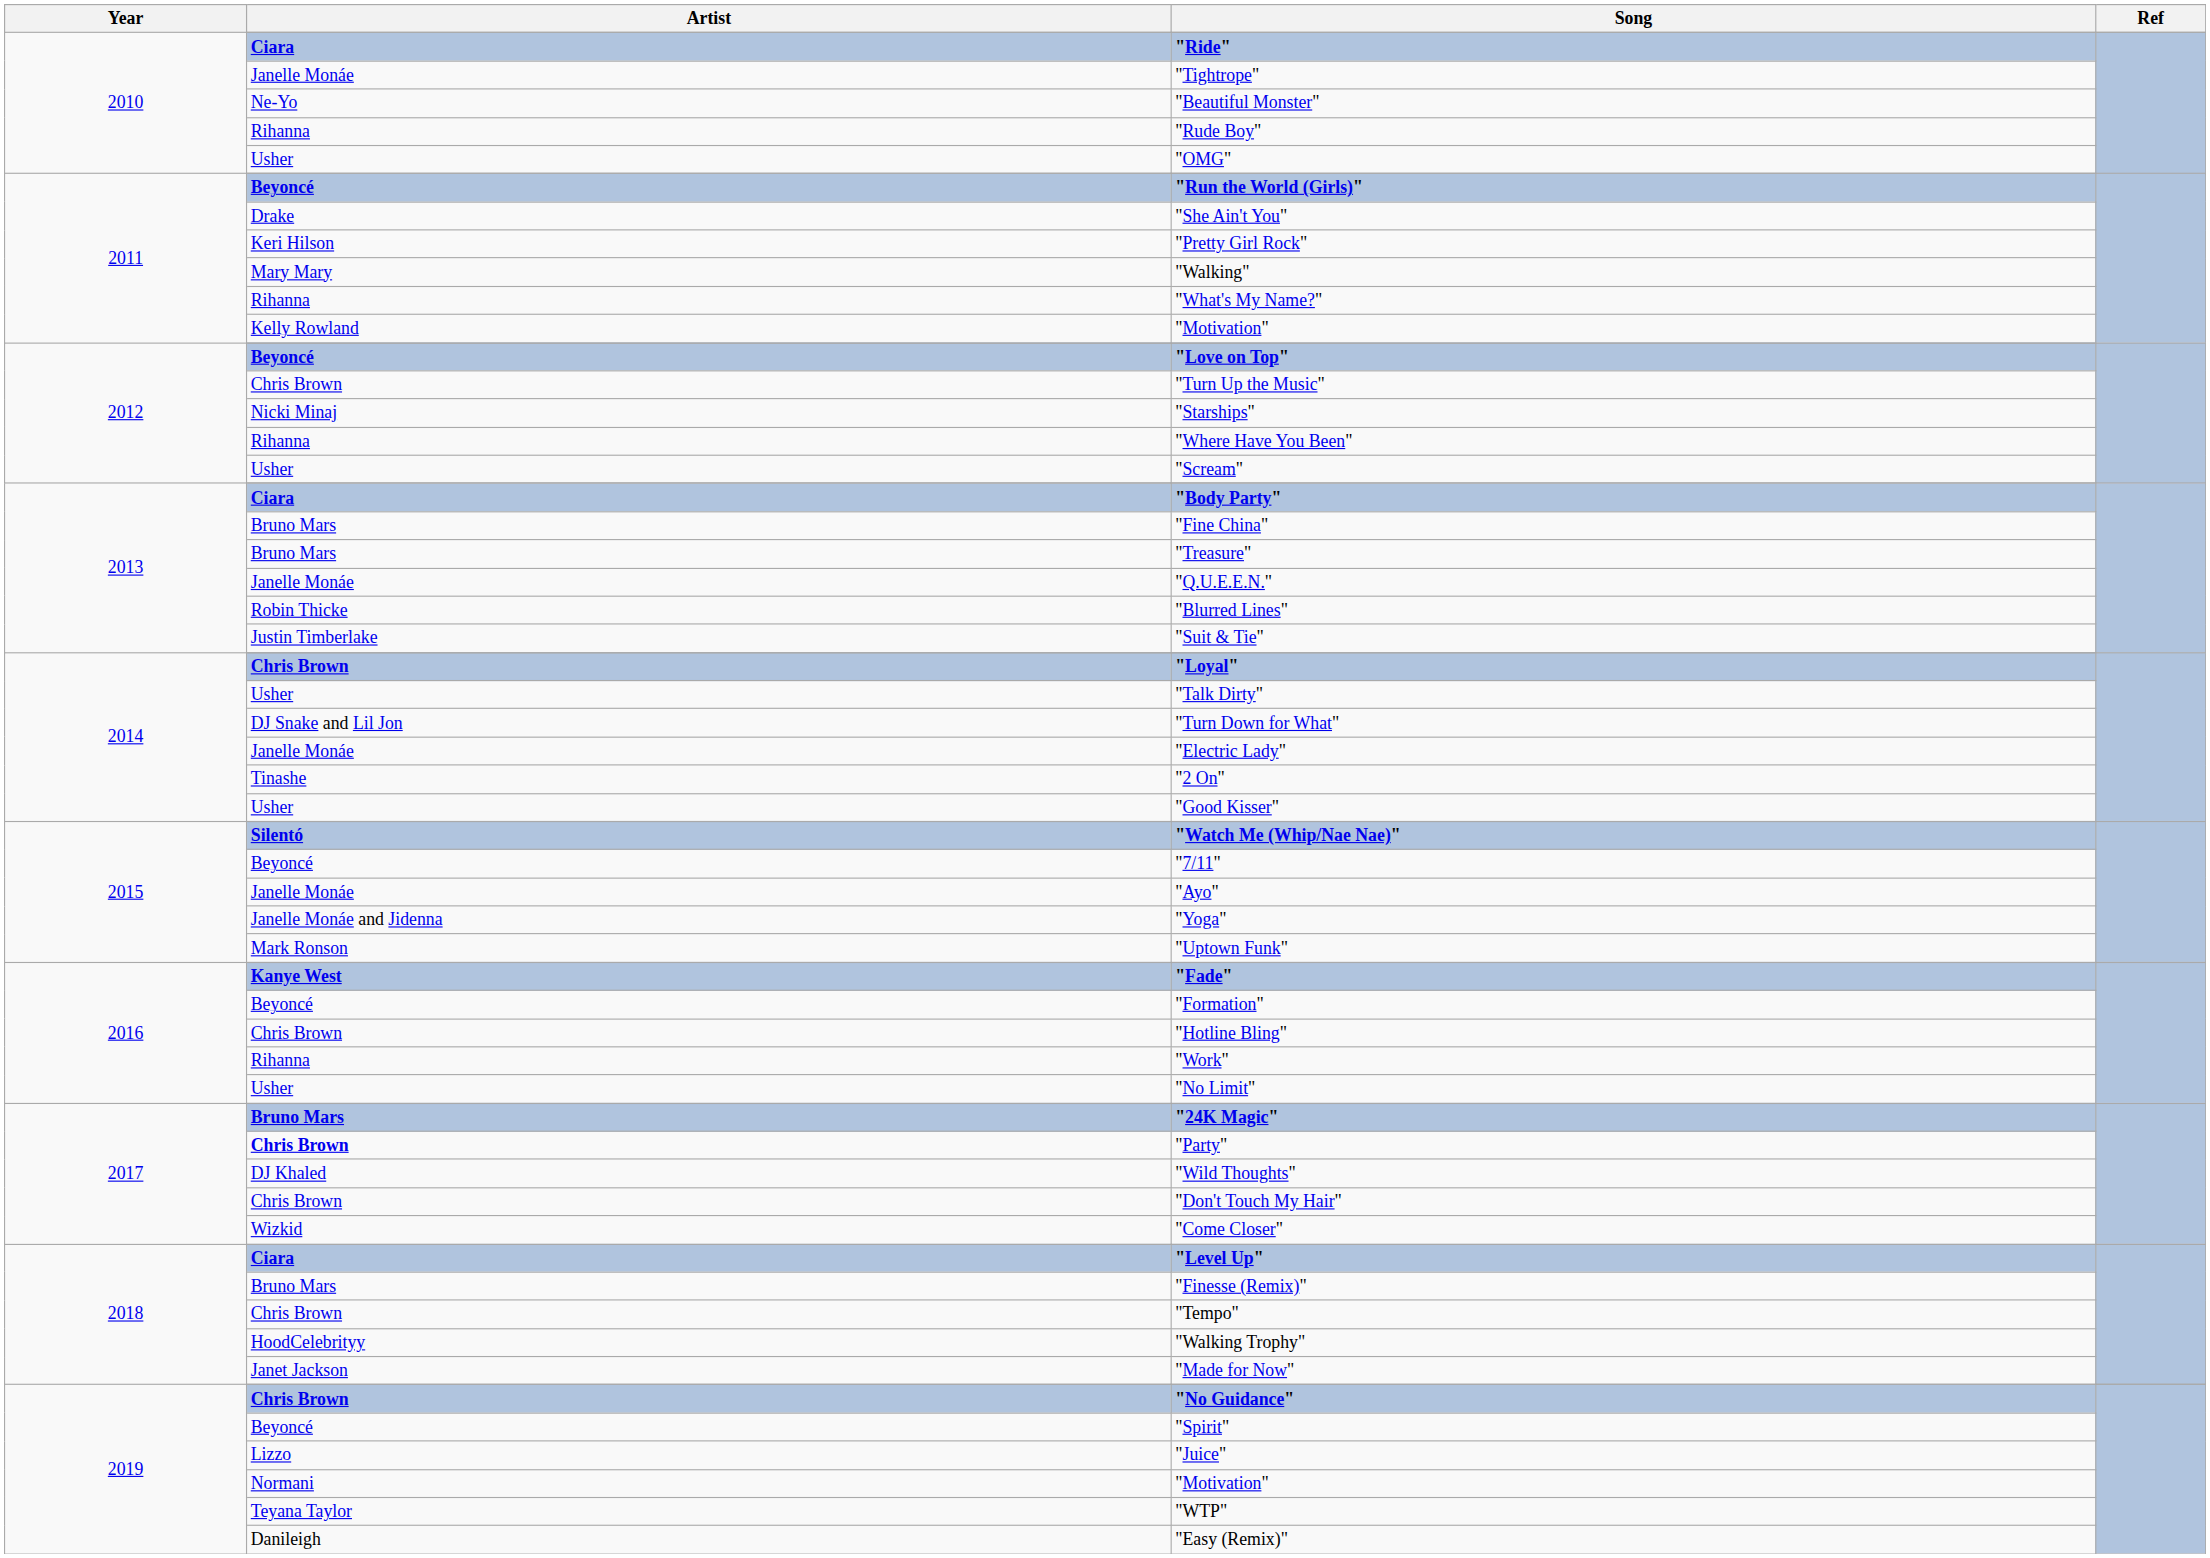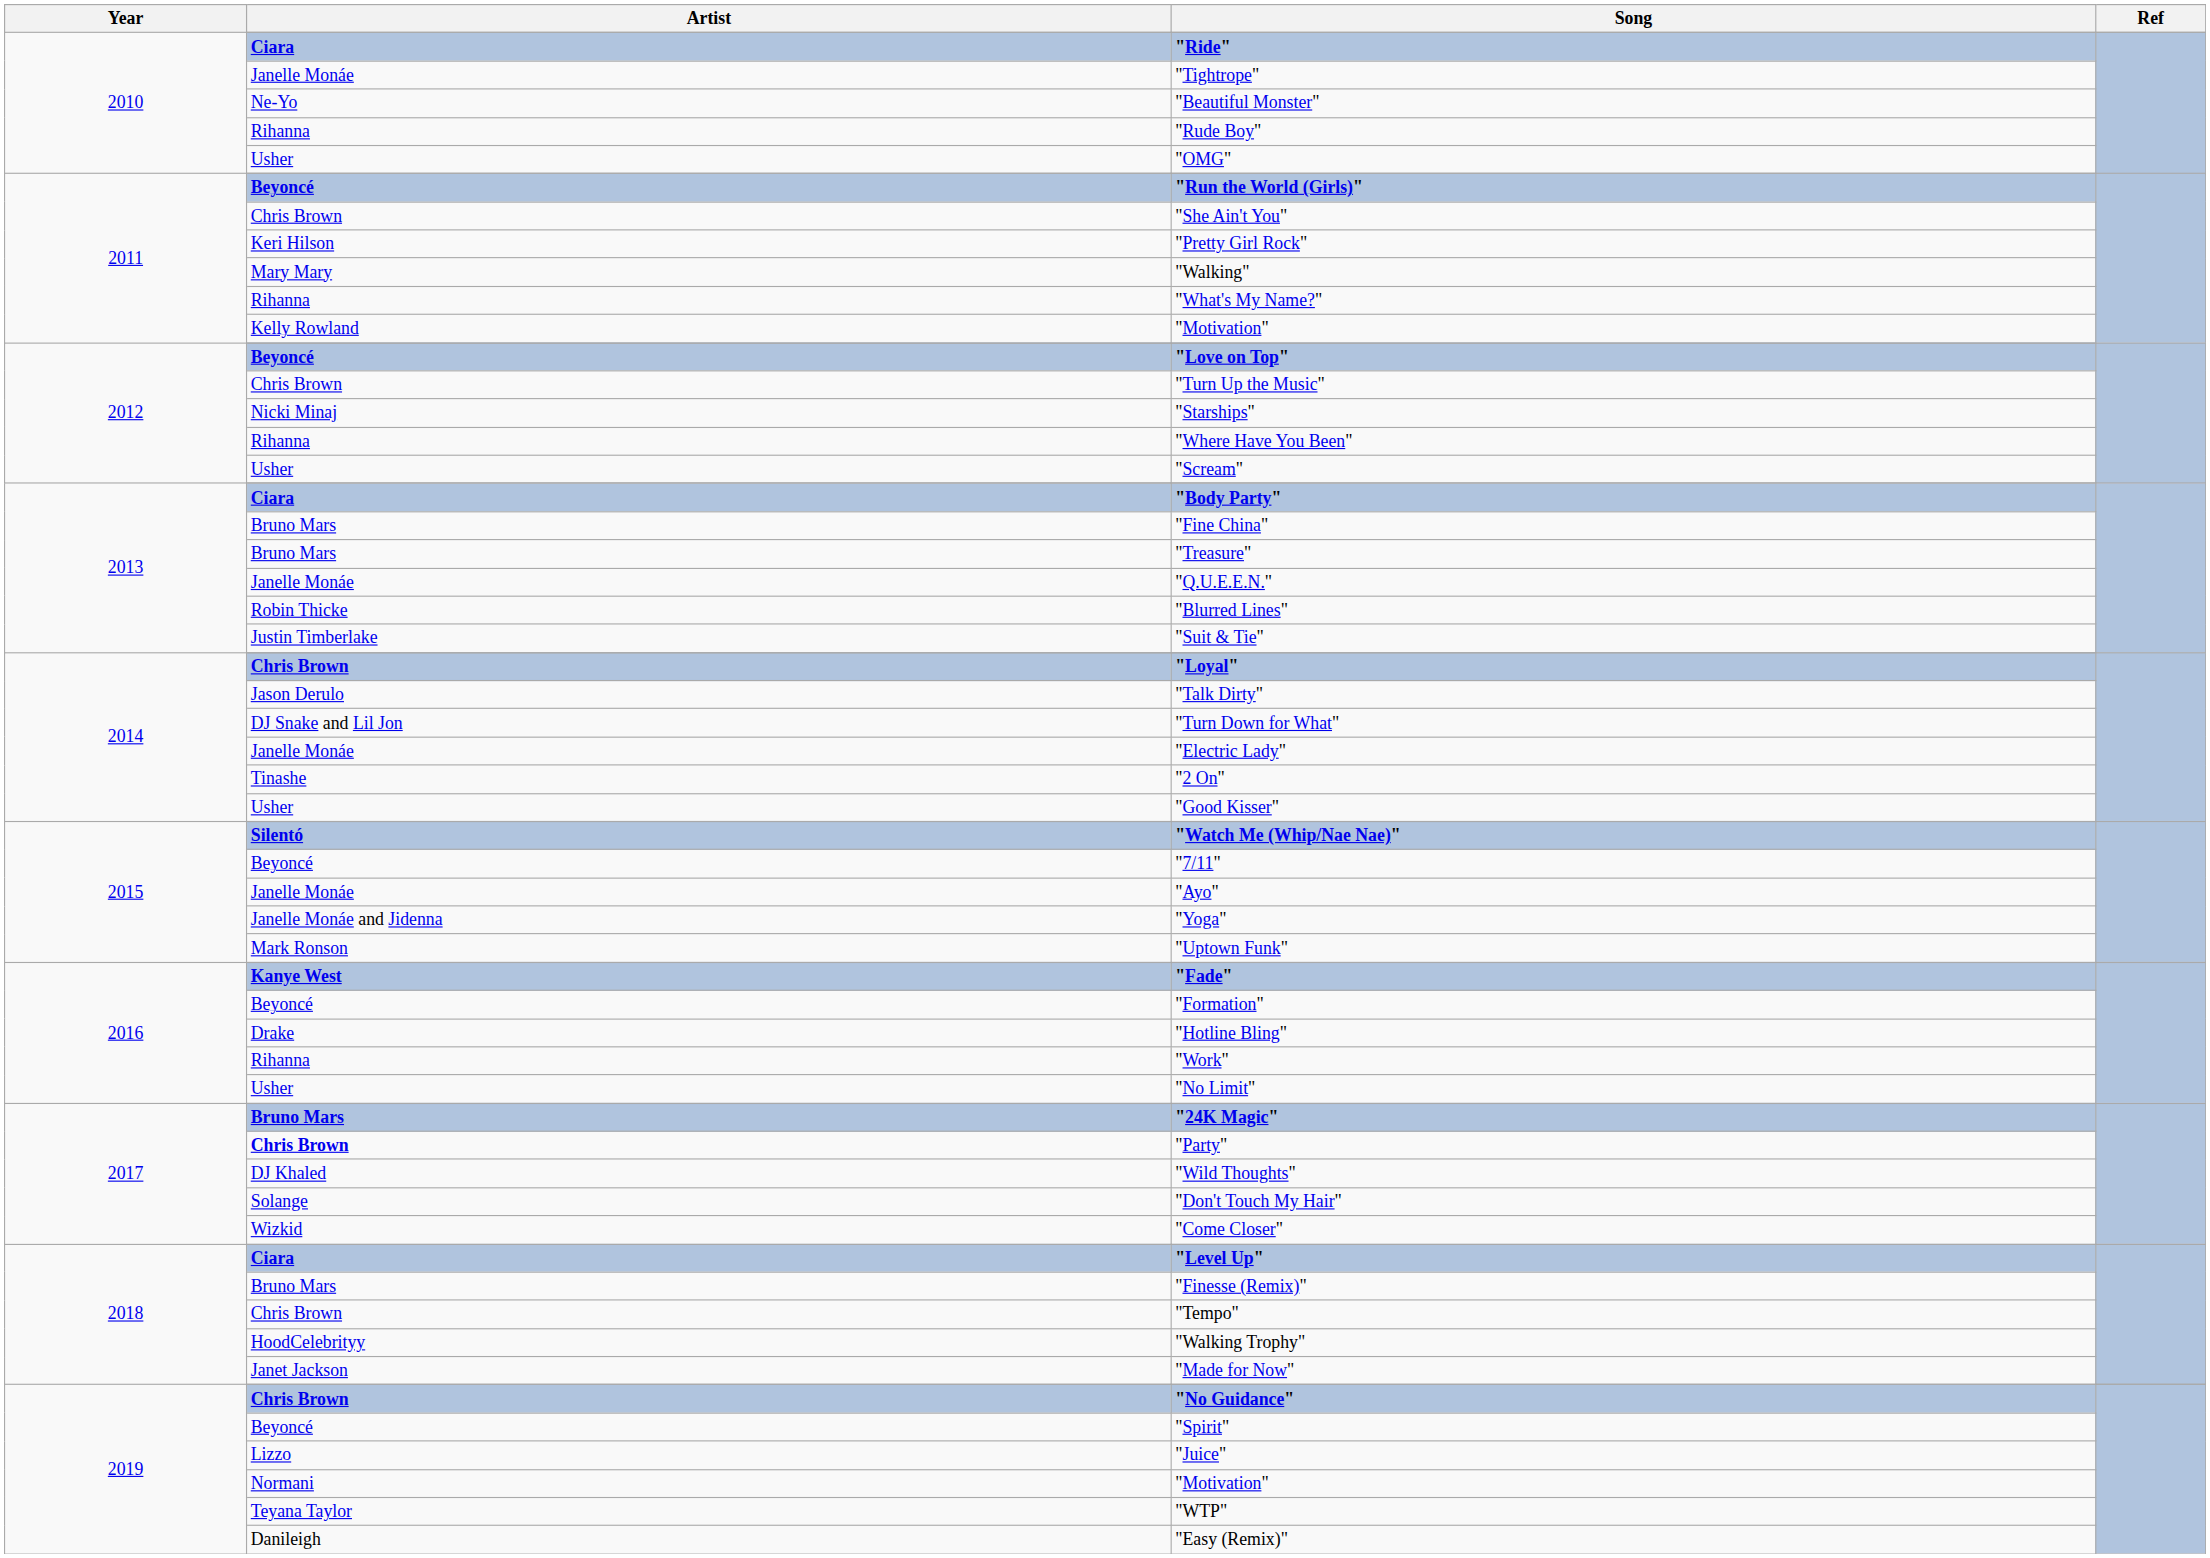(272, 215) Drake -> (296, 215) Chris Brown
(272, 694) Usher -> (297, 694) Jason Derulo
(296, 1032) Chris Brown -> (272, 1032) Drake
(296, 1201) Chris Brown -> (279, 1201) Solange
